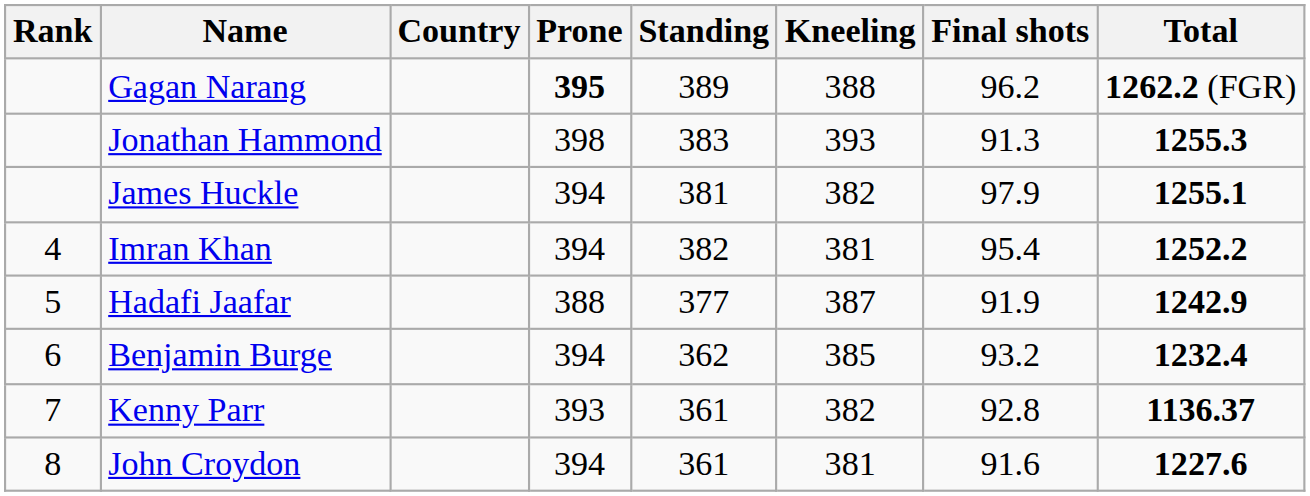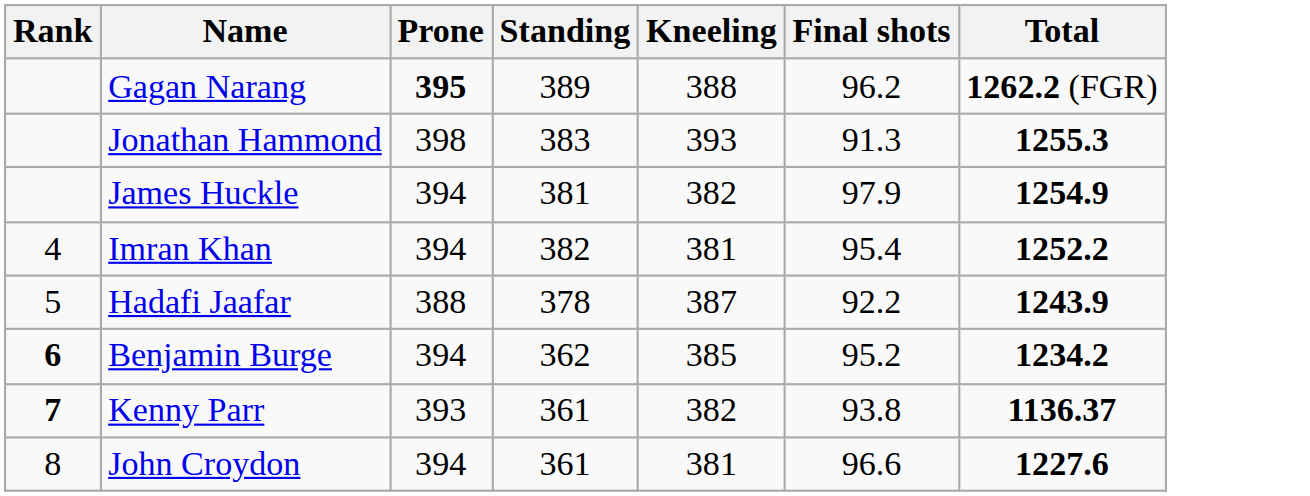- column: (459, 31)
(1201, 193) 1255.1 -> (1062, 193) 1254.9
(704, 301) 377 -> (565, 301) 378
(1010, 301) 91.9 -> (872, 301) 92.2
(1201, 301) 1242.9 -> (1062, 301) 1243.9
(53, 355) normal -> (53, 355) bold
(1010, 355) 93.2 -> (872, 355) 95.2
(1201, 355) 1232.4 -> (1062, 355) 1234.2
(53, 409) normal -> (53, 409) bold
(1010, 409) 92.8 -> (872, 409) 93.8
(1010, 463) 91.6 -> (872, 463) 96.6
